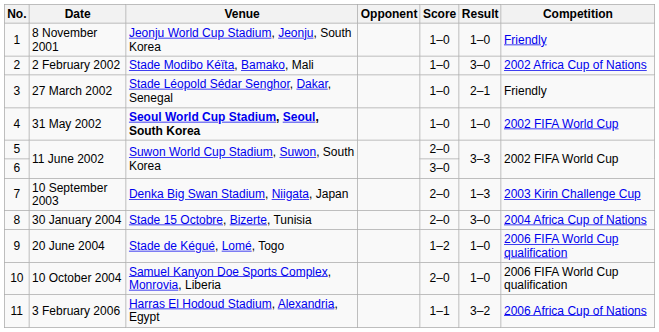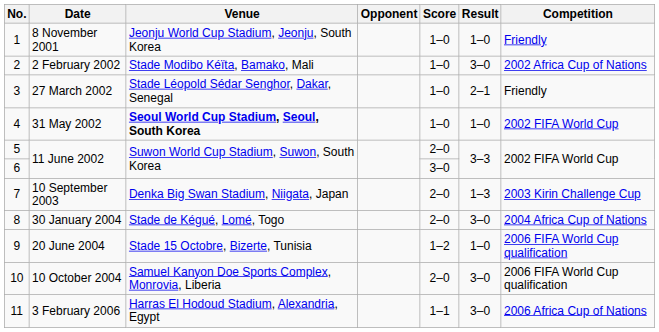(220, 220) Stade 15 Octobre, Bizerte, Tunisia -> (207, 220) Stade de Kégué, Lomé, Togo
(207, 246) Stade de Kégué, Lomé, Togo -> (220, 246) Stade 15 Octobre, Bizerte, Tunisia
(480, 278) 1–0 -> (480, 278) 3–0
(480, 311) 3–2 -> (480, 311) 3–0
